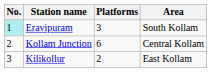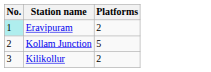- column: (173, 12)
(99, 28) 3 -> (99, 28) 2
(99, 43) 6 -> (99, 43) 5
